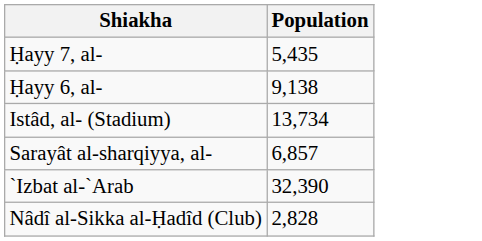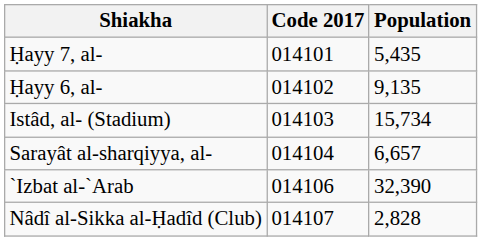+ column: (318, 20)
(295, 86) 9,138 -> (397, 86) 9,135
(300, 119) 13,734 -> (403, 119) 15,734
(295, 152) 6,857 -> (397, 152) 6,657
